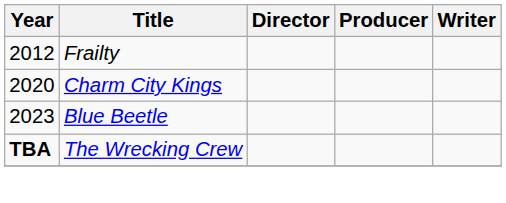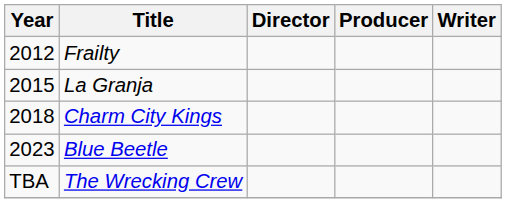+ row: (109, 85)
(32, 85) 2020 -> (32, 117) 2018
(30, 149) bold -> (29, 181) normal
